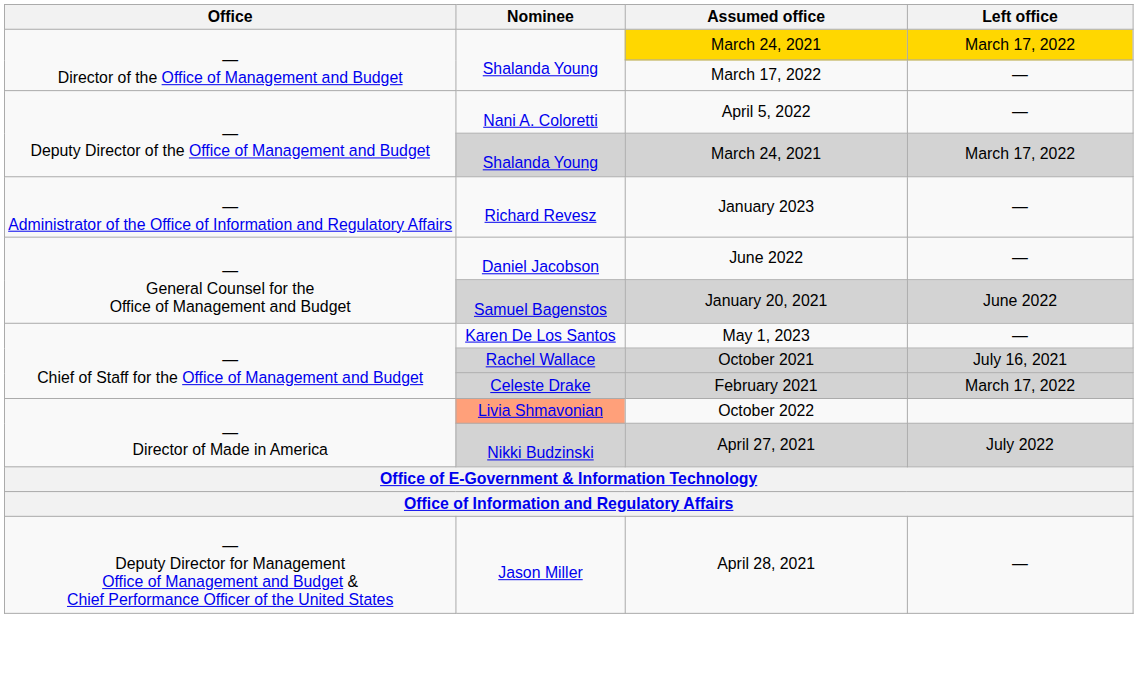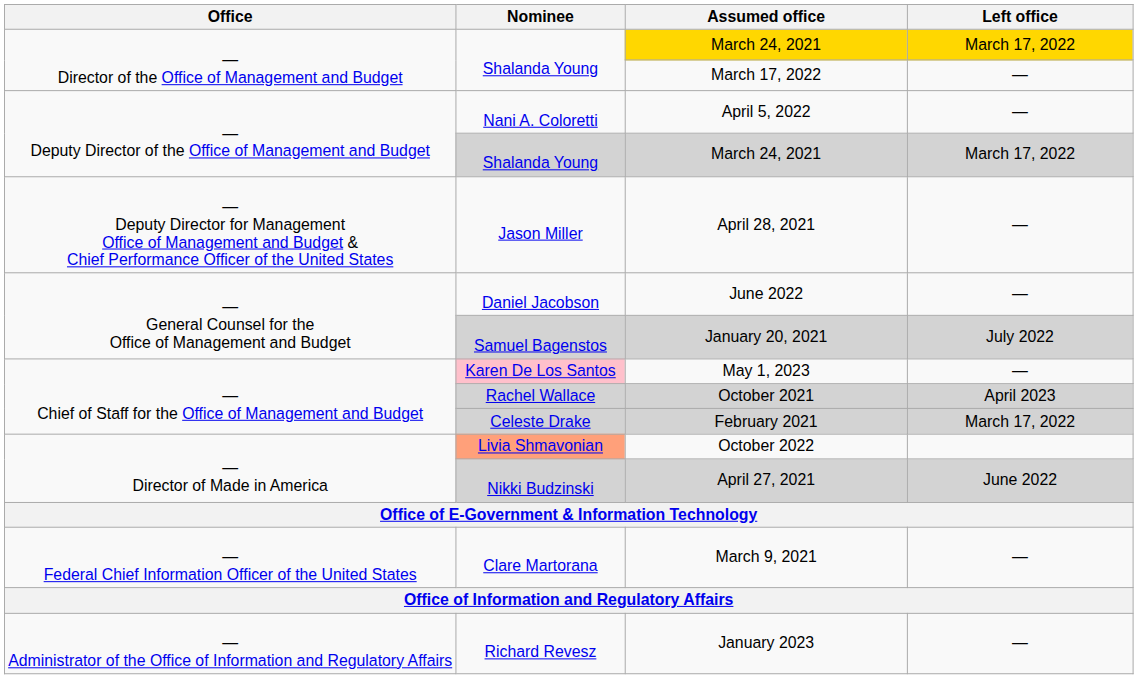rows swapped: (230, 573) <-> (230, 215)
(1020, 301) June 2022 -> (1020, 337) July 2022
(540, 335) no background -> (540, 371) pink background
(1020, 360) July 16, 2021 -> (1020, 396) April 2023
(1020, 444) July 2022 -> (1020, 480) June 2022
+ row: (230, 566)
